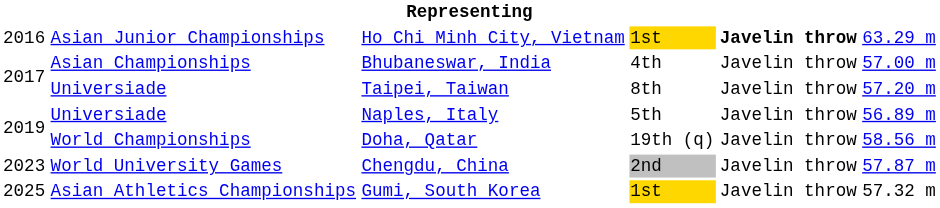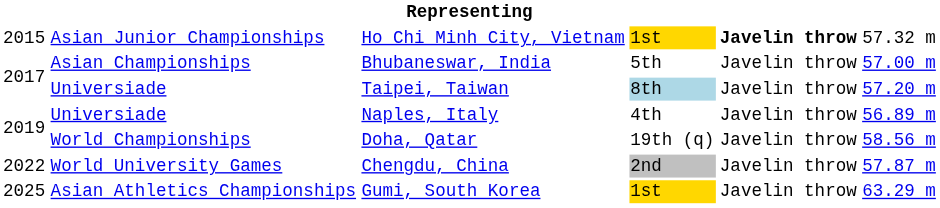(24, 38) 2016 -> (24, 38) 2015
(899, 38) 63.29 m -> (899, 38) 57.32 m
(646, 63) 4th -> (646, 63) 5th
(646, 89) no background -> (646, 89) lightblue background
(646, 115) 5th -> (646, 115) 4th
(24, 166) 2023 -> (24, 166) 2022
(899, 192) 57.32 m -> (899, 192) 63.29 m
